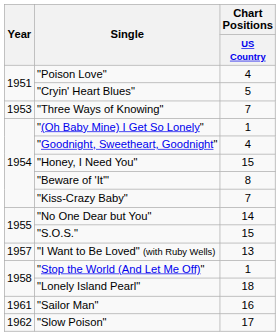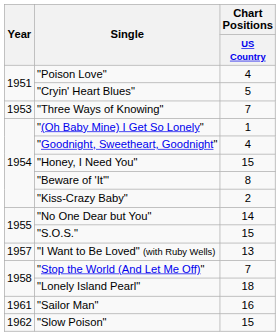(248, 198) 7 -> (248, 198) 2
(248, 269) 1 -> (248, 269) 7
(248, 322) 17 -> (248, 322) 15
